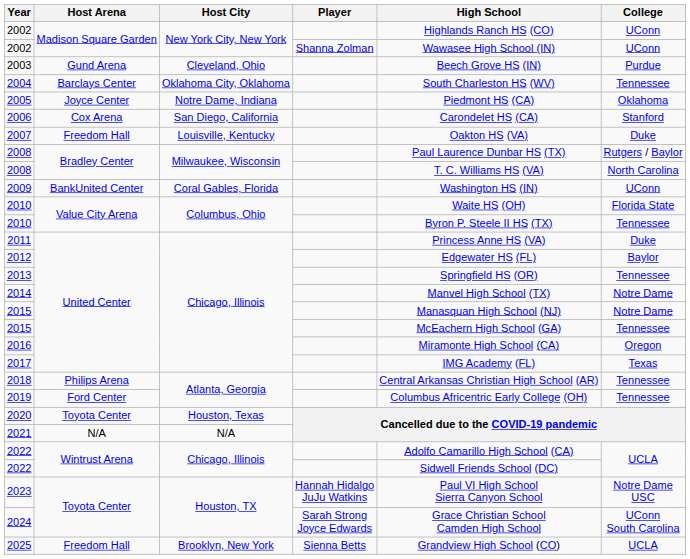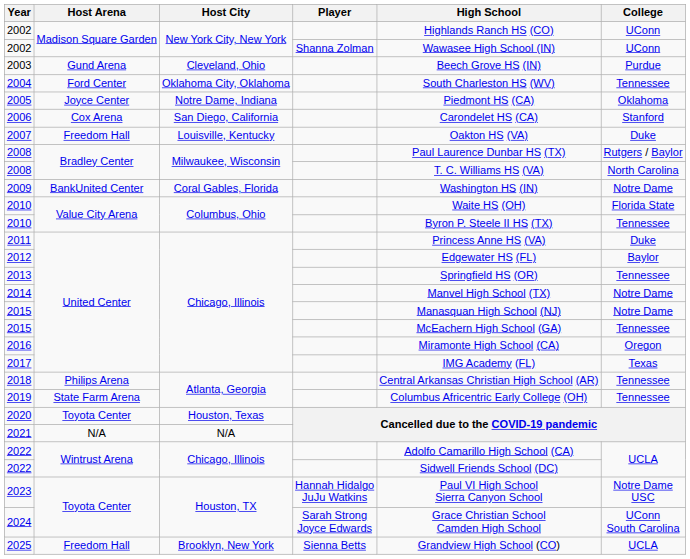(97, 83) Barclays Center -> (97, 83) Ford Center
(643, 188) UConn -> (643, 188) Notre Dame
(97, 398) Ford Center -> (97, 398) State Farm Arena
